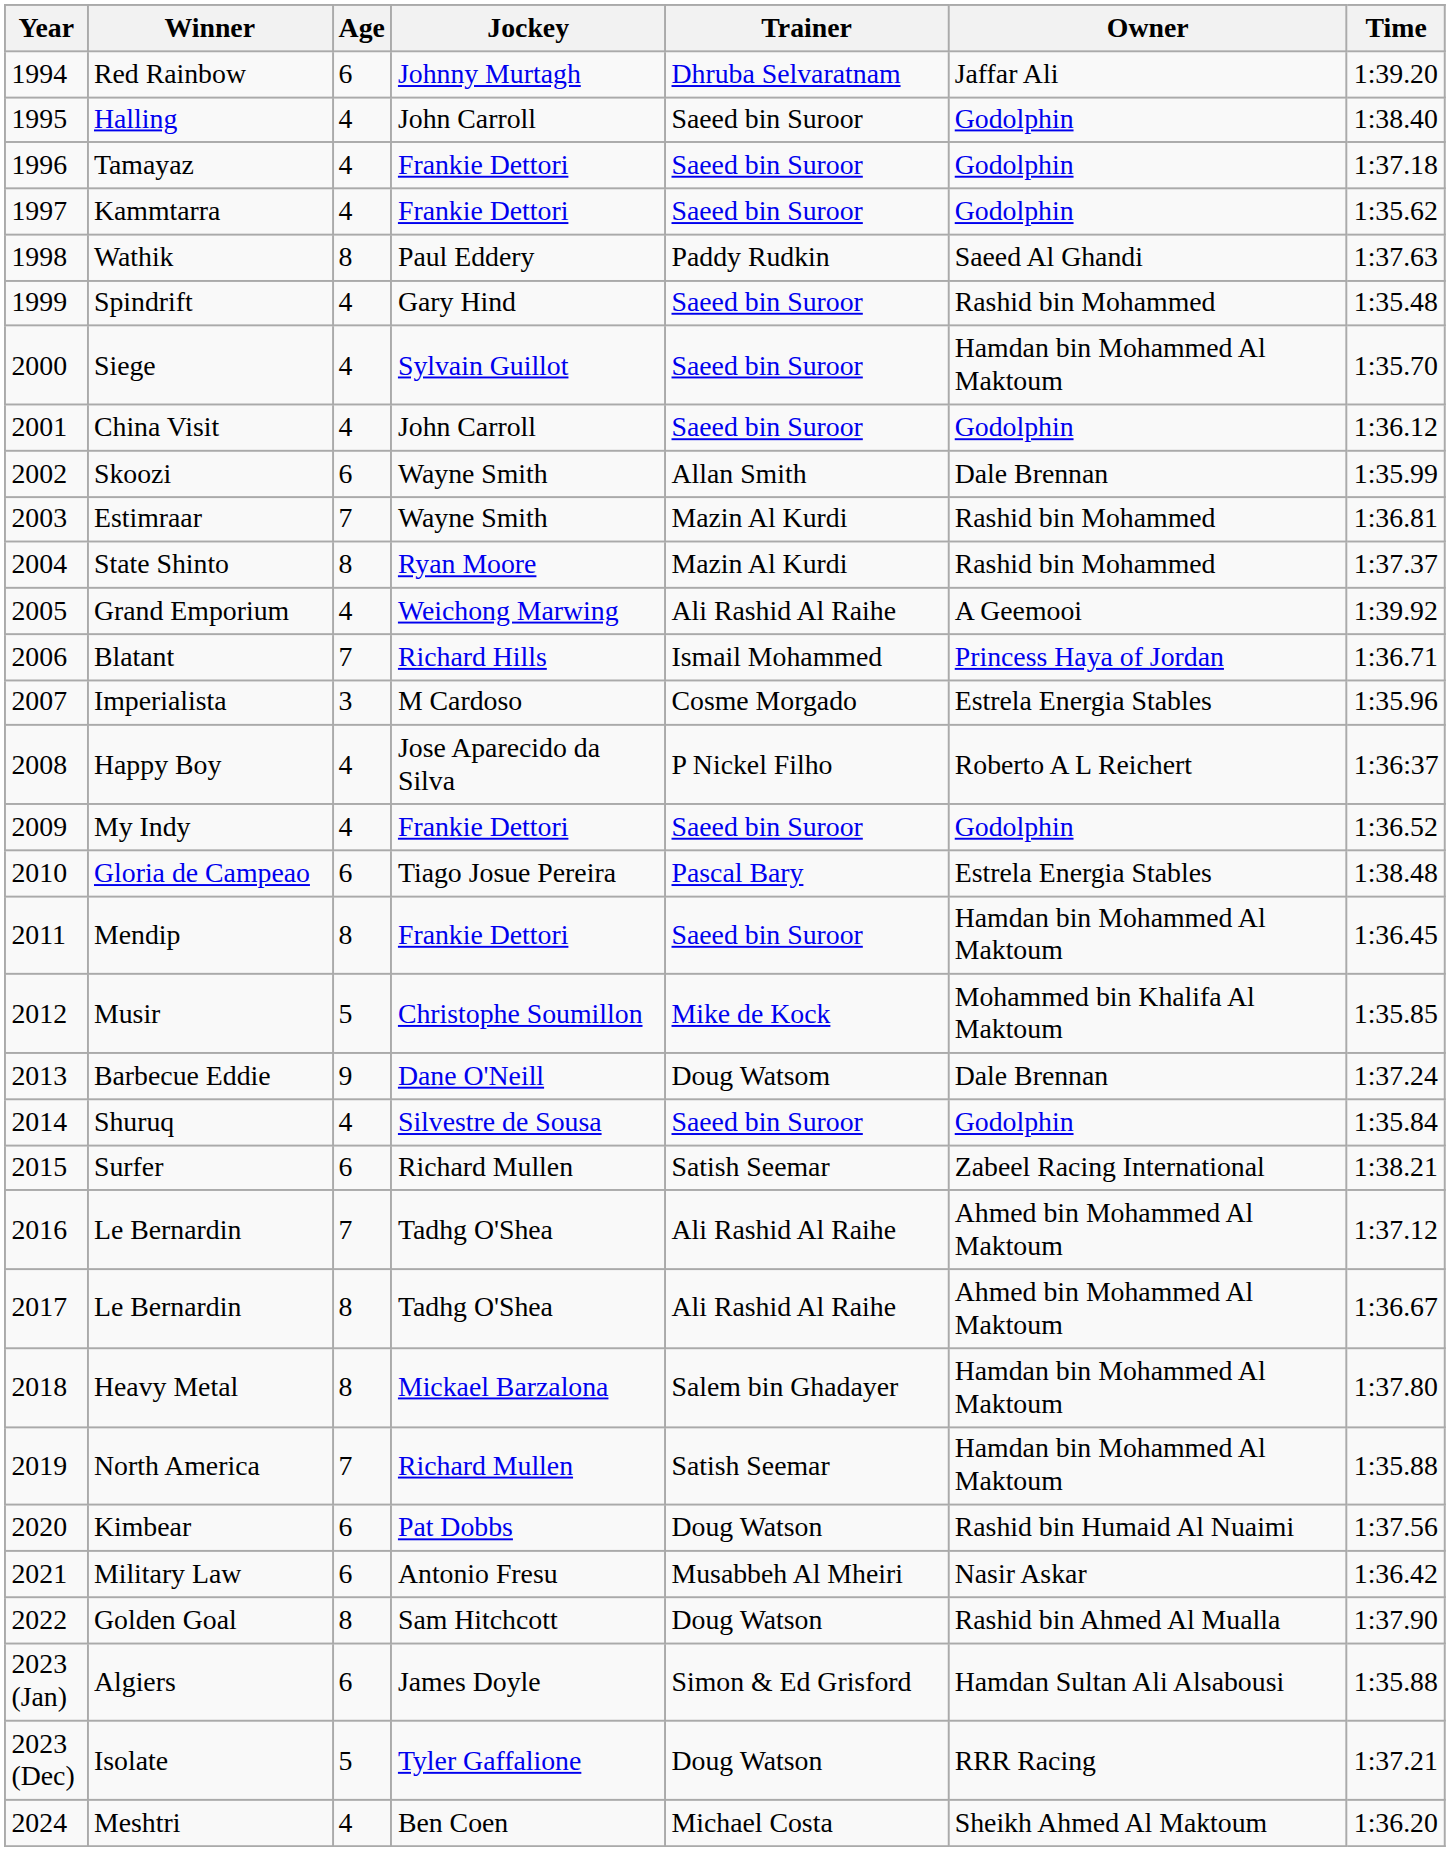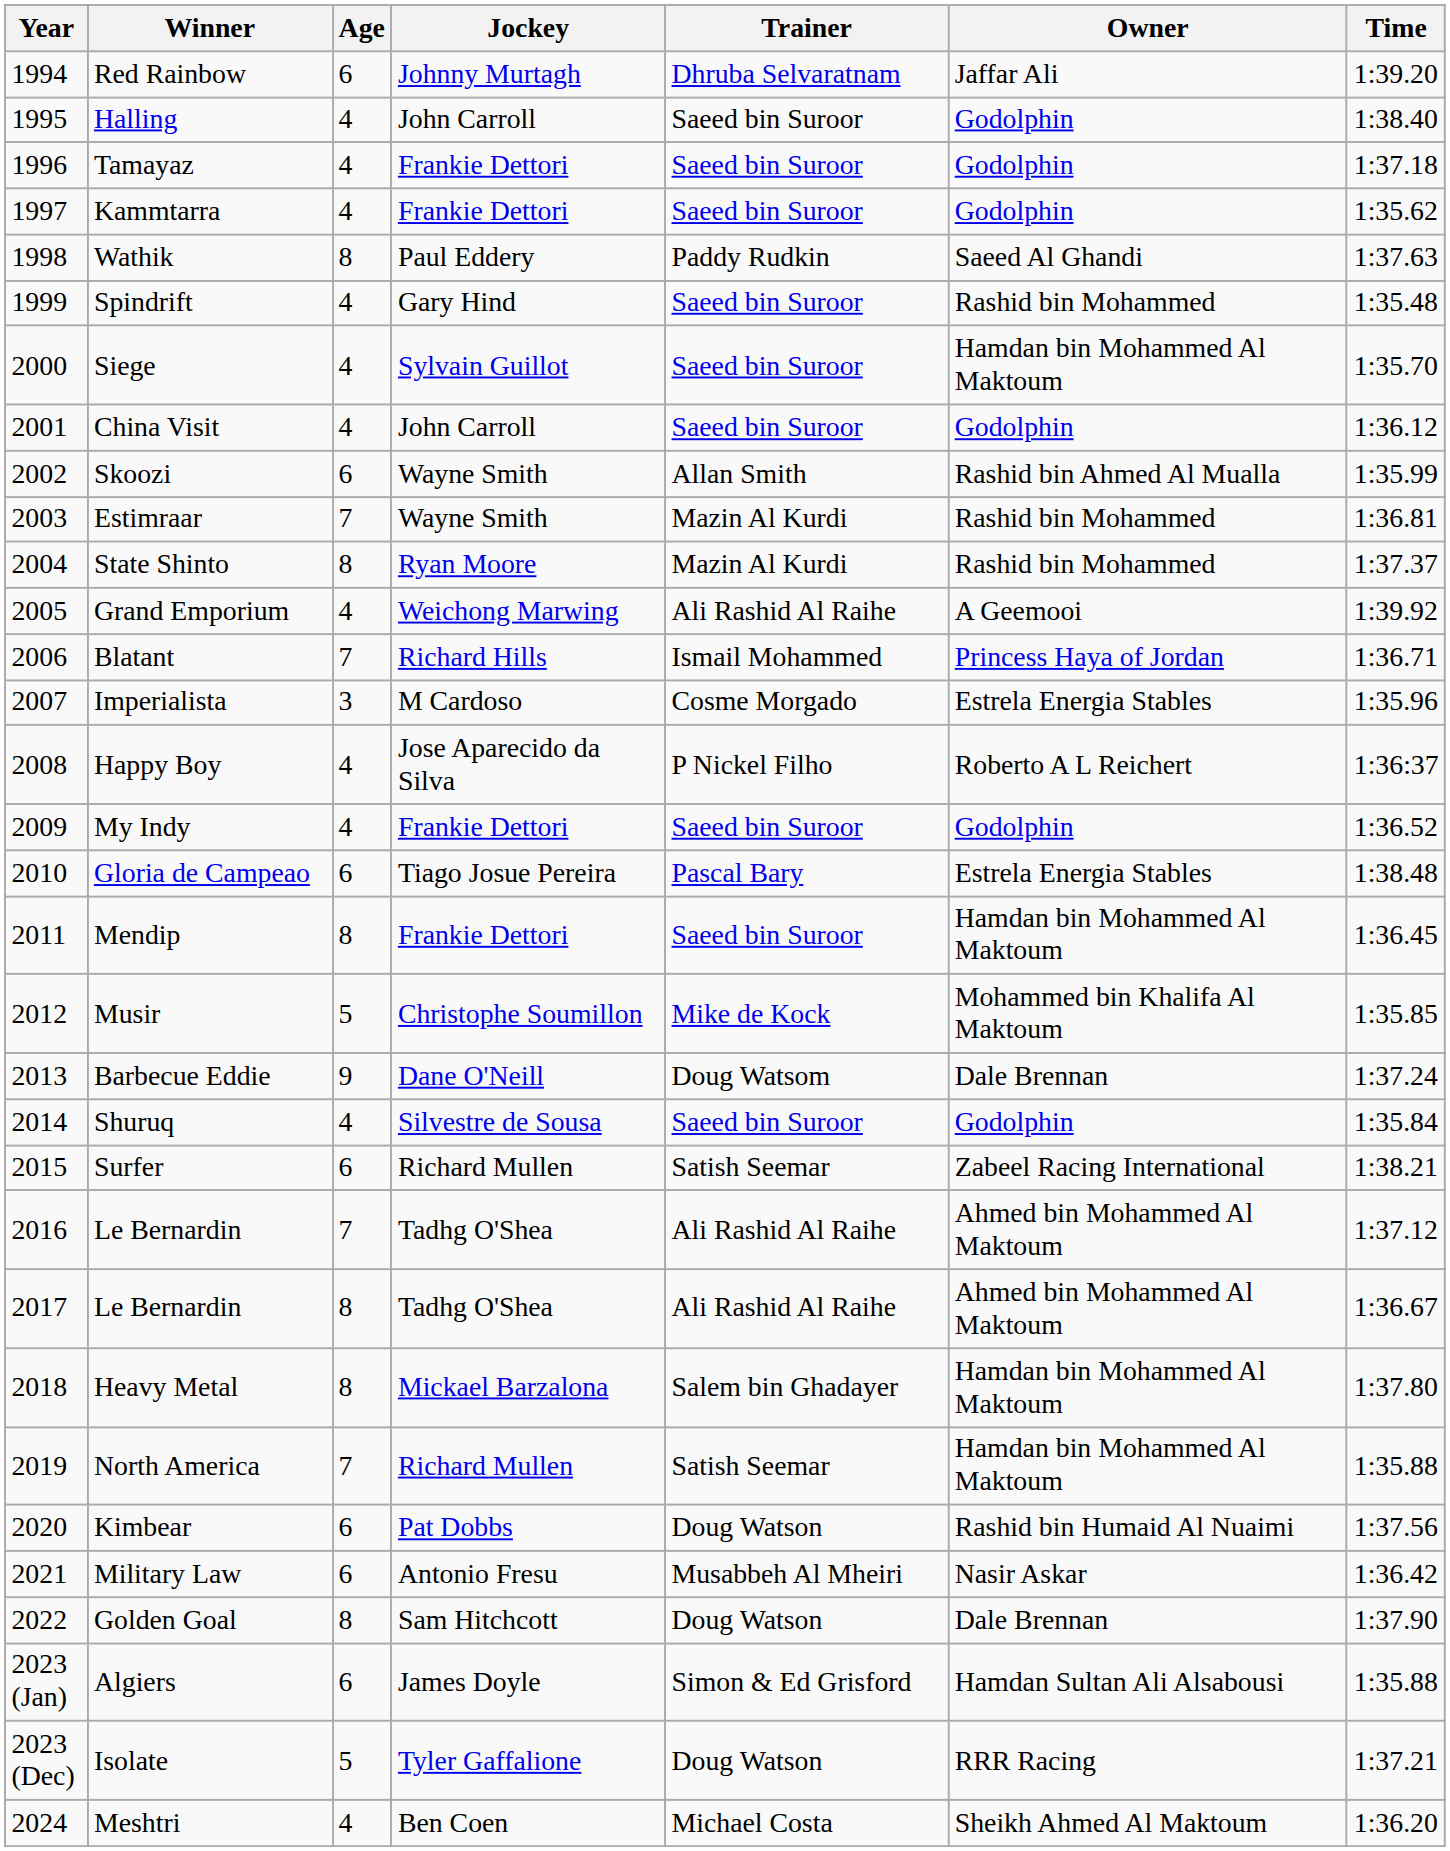(1031, 473) Dale Brennan -> (1118, 473) Rashid bin Ahmed Al Mualla
(1118, 1619) Rashid bin Ahmed Al Mualla -> (1031, 1619) Dale Brennan
